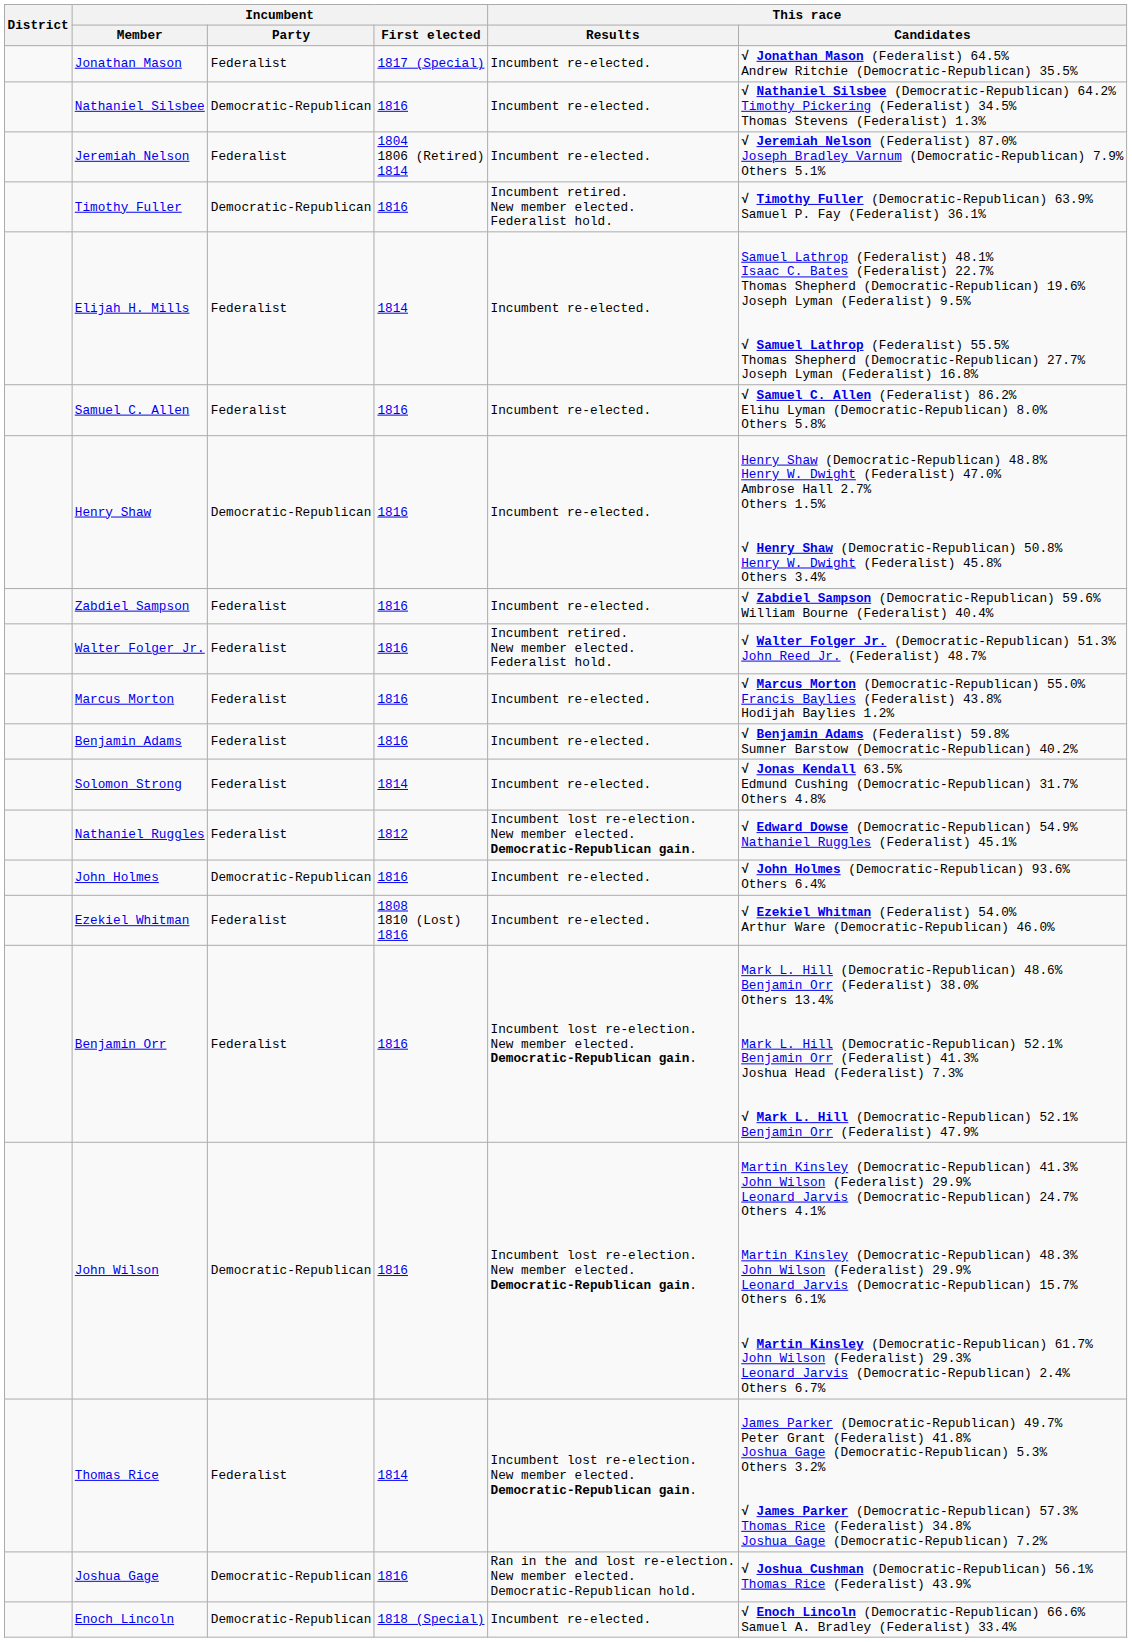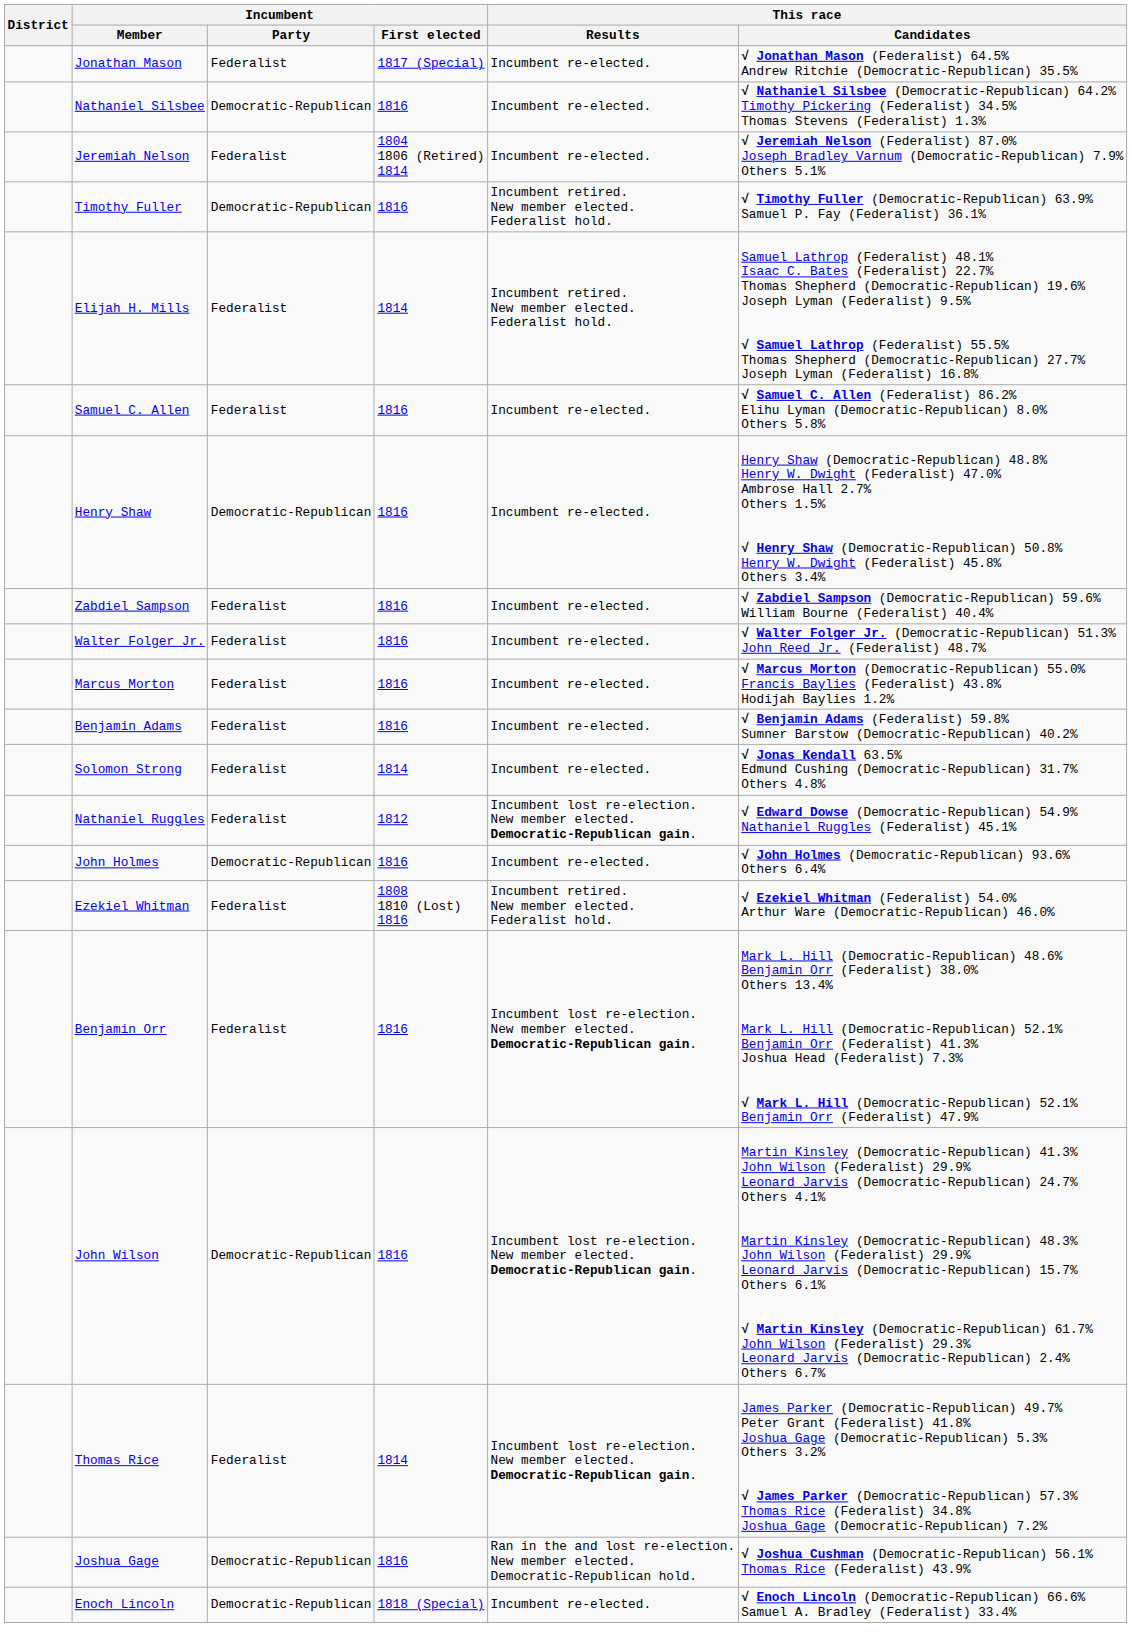(571, 309) Incumbent re-elected. -> (563, 309) Incumbent retired. New member elected. Federalist hold.
(563, 649) Incumbent retired. New member elected. Federalist hold. -> (571, 641) Incumbent re-elected.
(571, 920) Incumbent re-elected. -> (563, 906) Incumbent retired. New member elected. Federalist hold.
